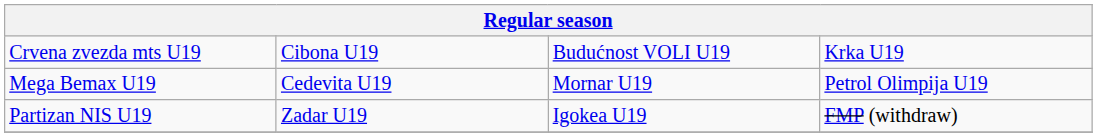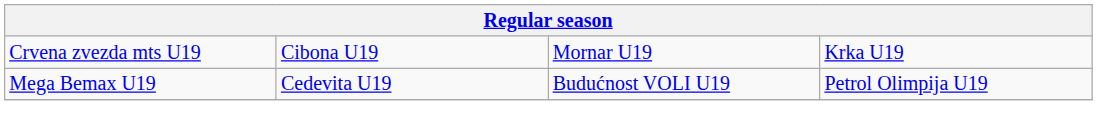(641, 52) Budućnost VOLI U19 -> (602, 52) Mornar U19
(602, 83) Mornar U19 -> (641, 83) Budućnost VOLI U19
- row: (80, 115)
